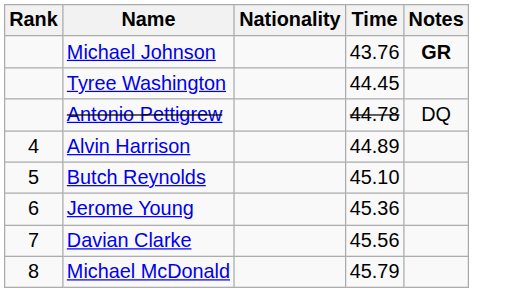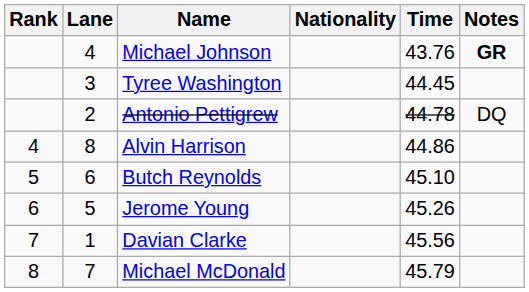+ column: (90, 20)
(375, 146) 44.89 -> (430, 146) 44.86
(375, 209) 45.36 -> (430, 209) 45.26
